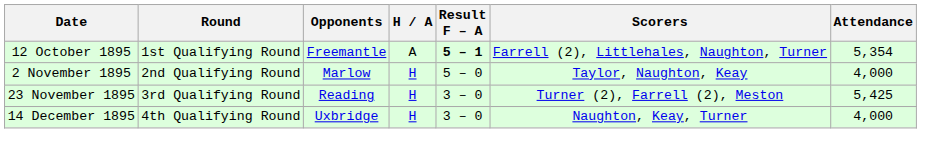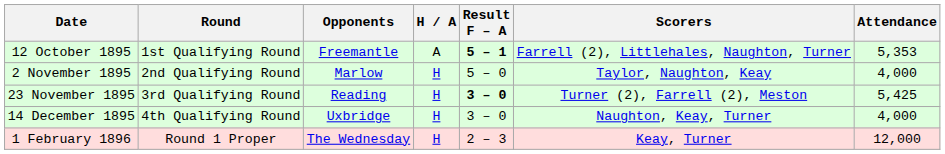(873, 52) 5,354 -> (897, 52) 5,353
(463, 95) normal -> (486, 95) bold
+ row: (71, 139)
